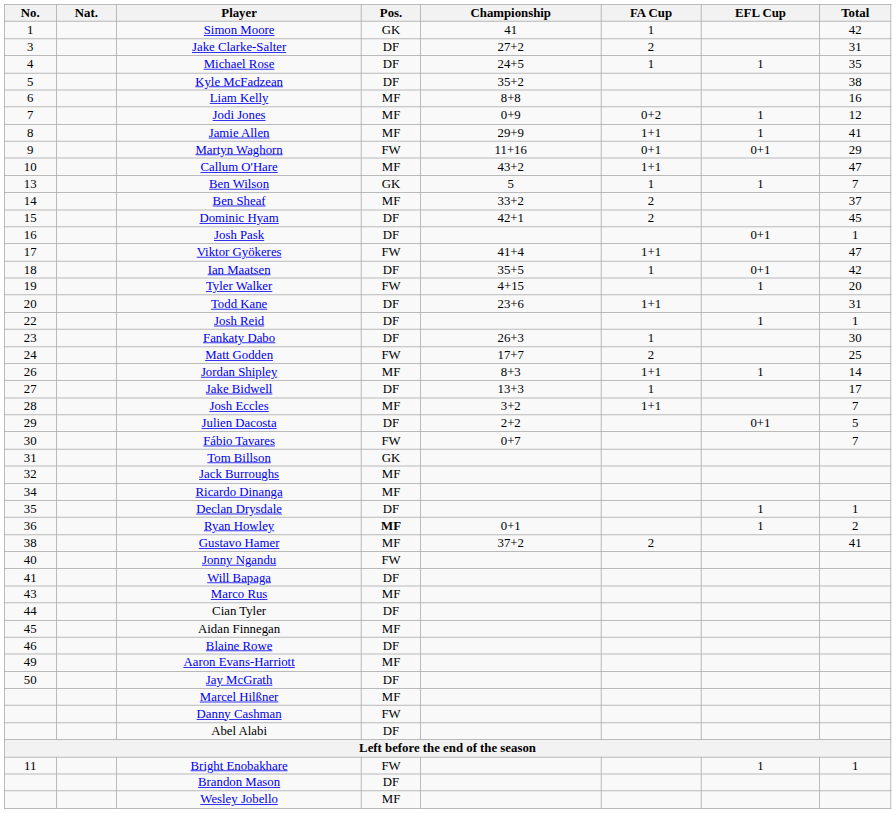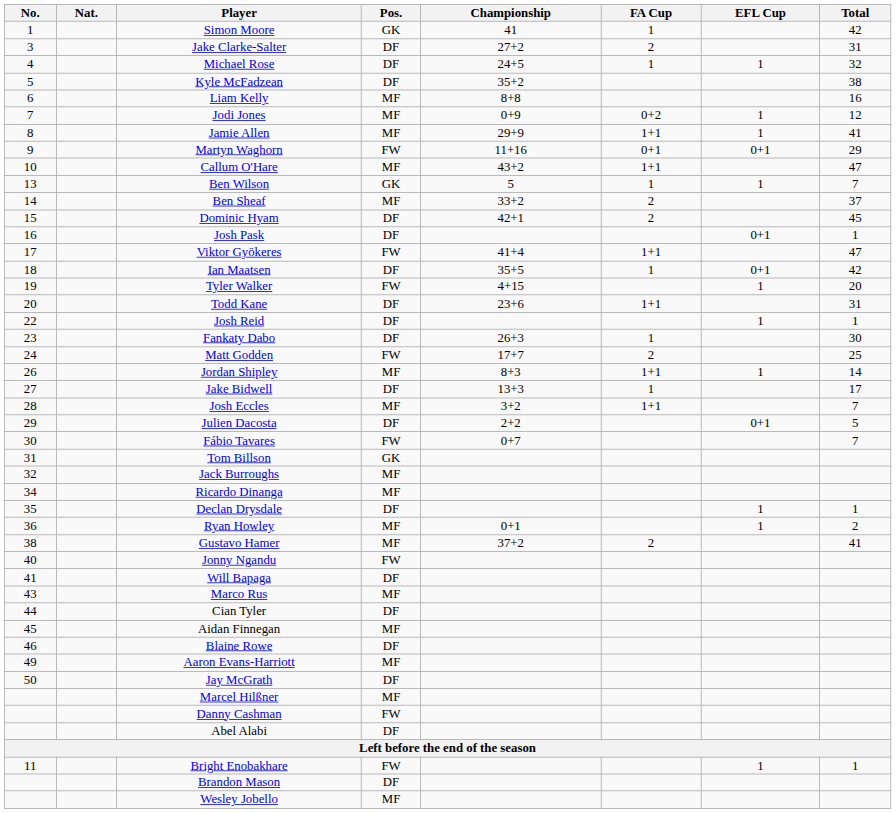(855, 64) 35 -> (855, 64) 32
(391, 526) bold -> (391, 526) normal
